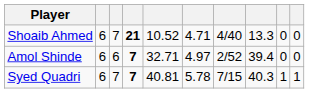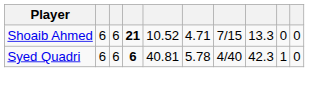(116, 35) 7 -> (116, 35) 6
(229, 35) 4/40 -> (229, 35) 7/15
- row: (45, 56)
(116, 77) 7 -> (116, 56) 6
(133, 77) 7 -> (133, 56) 6
(229, 77) 7/15 -> (229, 56) 4/40
(261, 77) 40.3 -> (261, 56) 42.3
(297, 77) 1 -> (297, 56) 0
